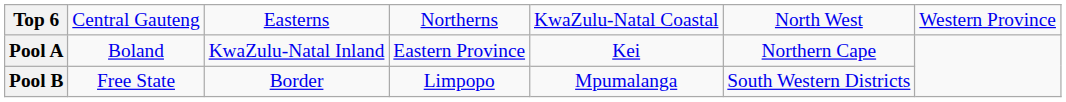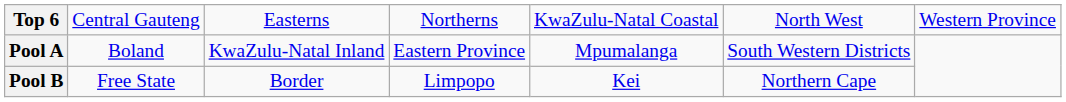(626, 50) Kei -> (626, 50) Mpumalanga
(819, 50) Northern Cape -> (819, 50) South Western Districts
(626, 81) Mpumalanga -> (626, 81) Kei
(819, 81) South Western Districts -> (819, 81) Northern Cape
